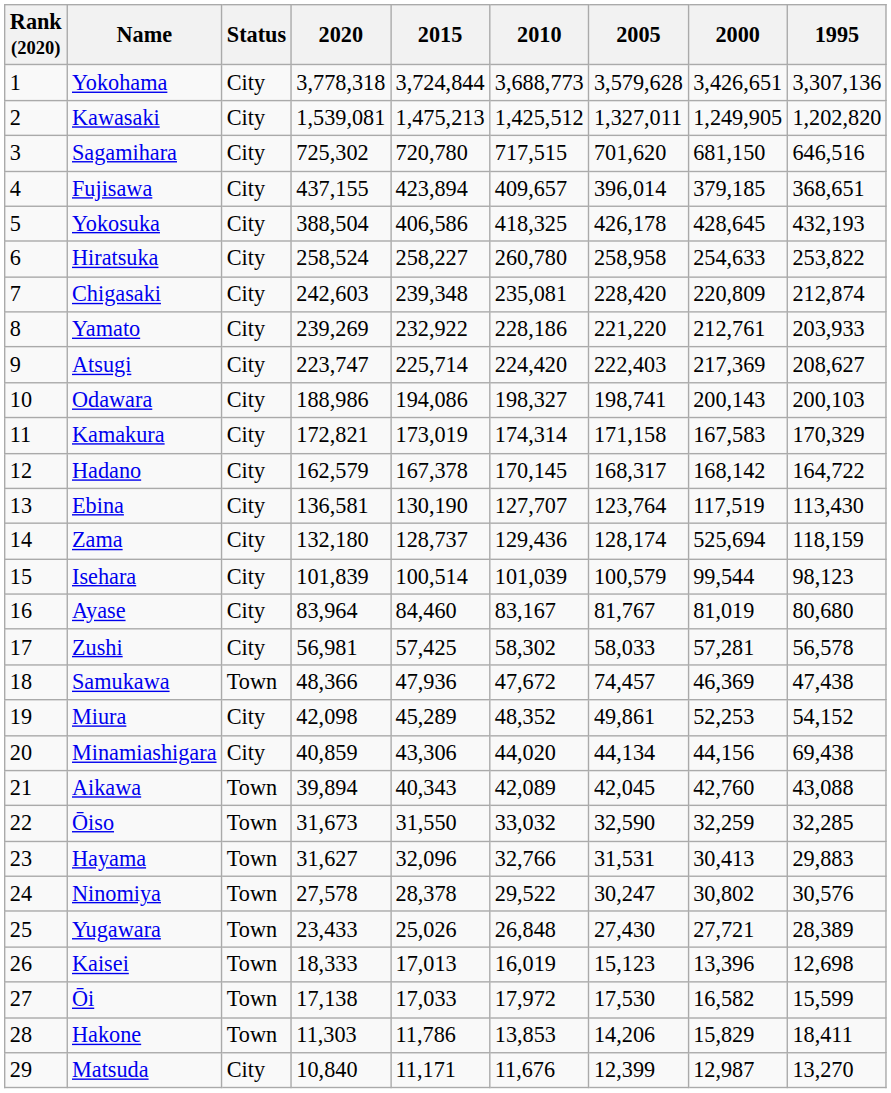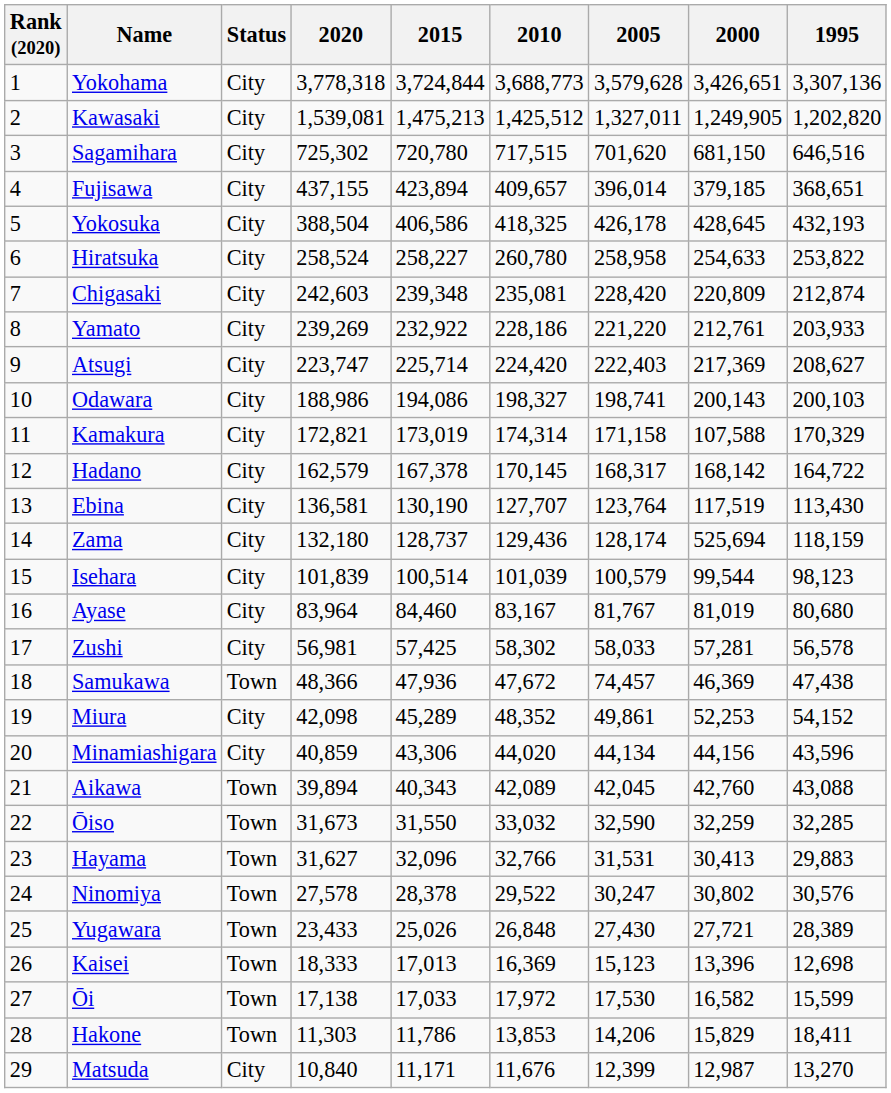(729, 435) 167,583 -> (729, 435) 107,588
(823, 752) 69,438 -> (823, 752) 43,596
(525, 964) 16,019 -> (525, 964) 16,369
